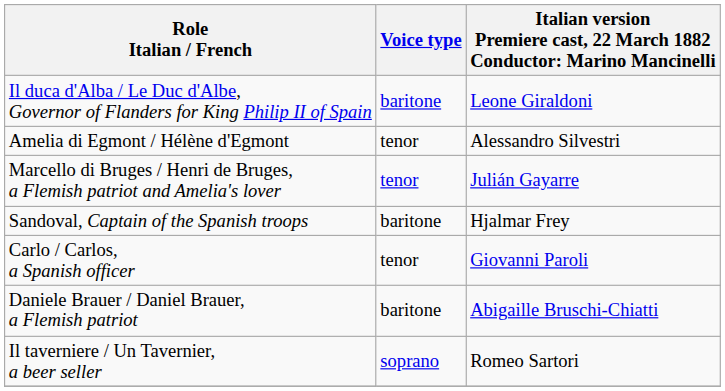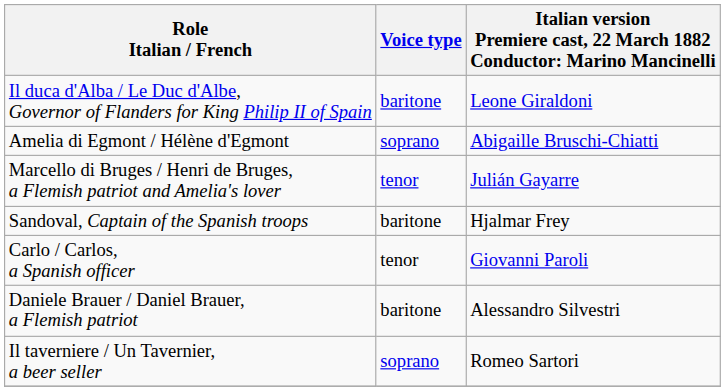(399, 140) tenor -> (410, 140) soprano
(545, 140) Alessandro Silvestri -> (564, 140) Abigaille Bruschi-Chiatti
(564, 310) Abigaille Bruschi-Chiatti -> (545, 310) Alessandro Silvestri
